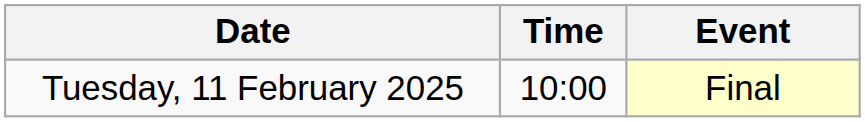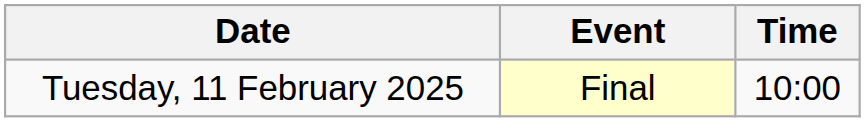columns swapped: (563, 32) <-> (743, 32)
